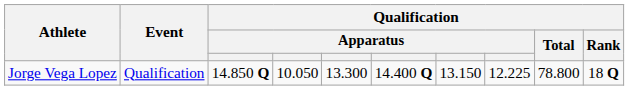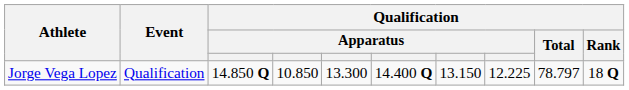(297, 73) 10.050 -> (297, 73) 10.850
(559, 73) 78.800 -> (559, 73) 78.797
